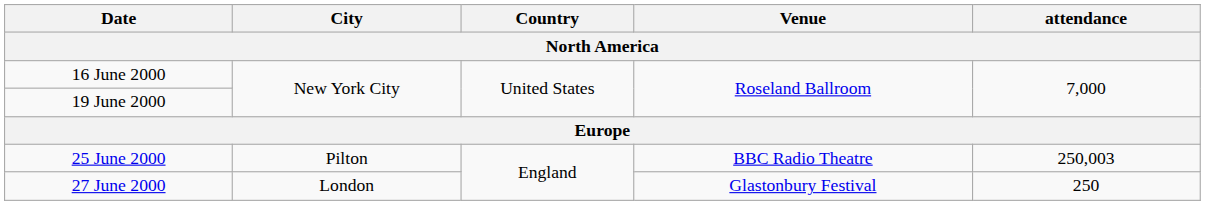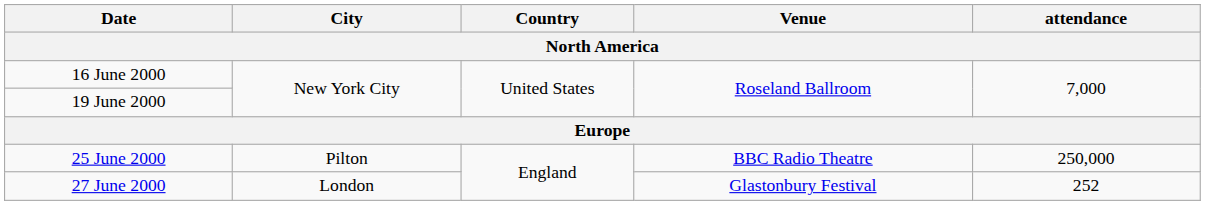(1086, 158) 250,003 -> (1086, 158) 250,000
(1086, 185) 250 -> (1086, 185) 252
